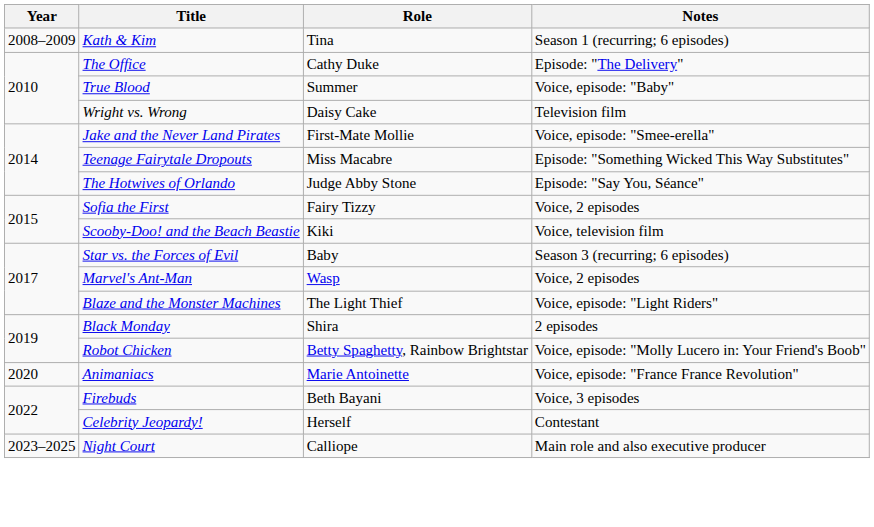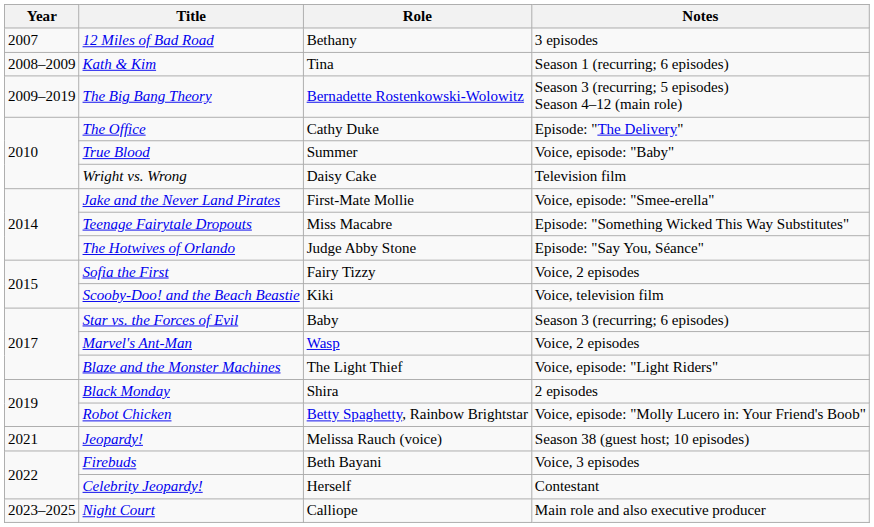+ row: (148, 40)
+ row: (147, 96)
- row: (118, 374)
+ row: (113, 438)
